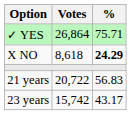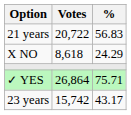rows swapped: (25, 34) <-> (28, 80)
(109, 54) bold -> (109, 53) normal
